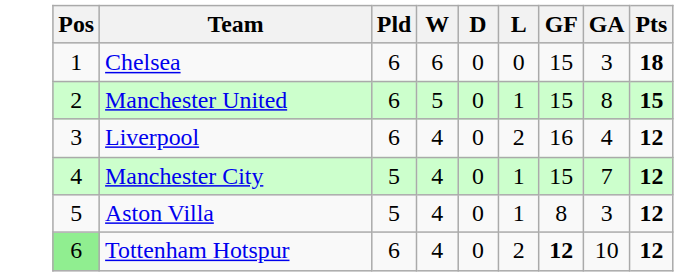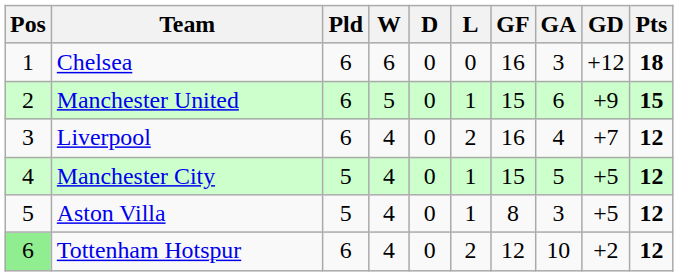+ column: (606, 24)
(561, 62) 15 -> (513, 62) 16
(607, 99) 8 -> (558, 99) 6
(607, 175) 7 -> (558, 175) 5
(561, 251) bold -> (513, 251) normal
